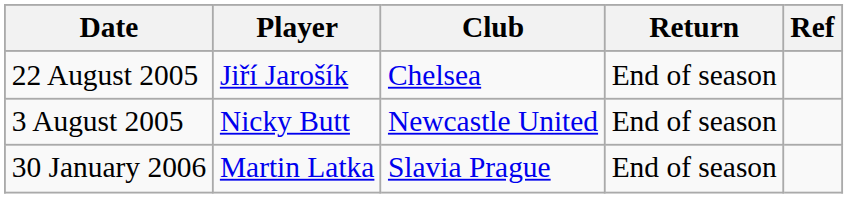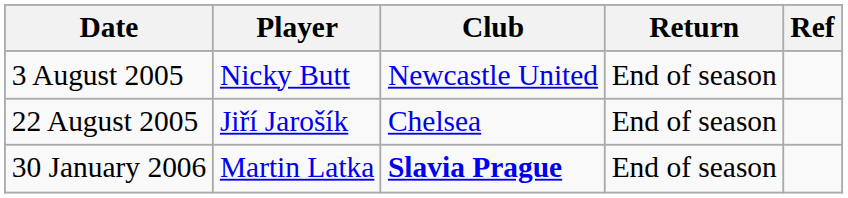rows swapped: (98, 121) <-> (105, 74)
(469, 167) normal -> (475, 167) bold
